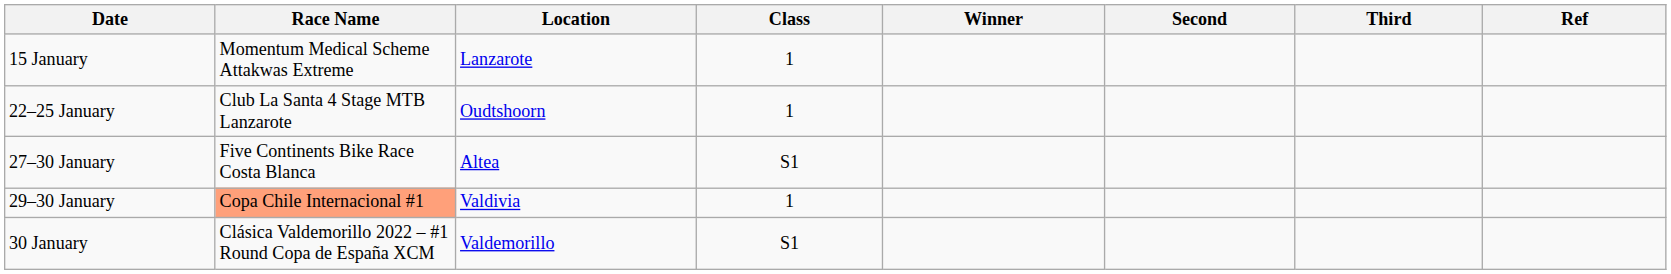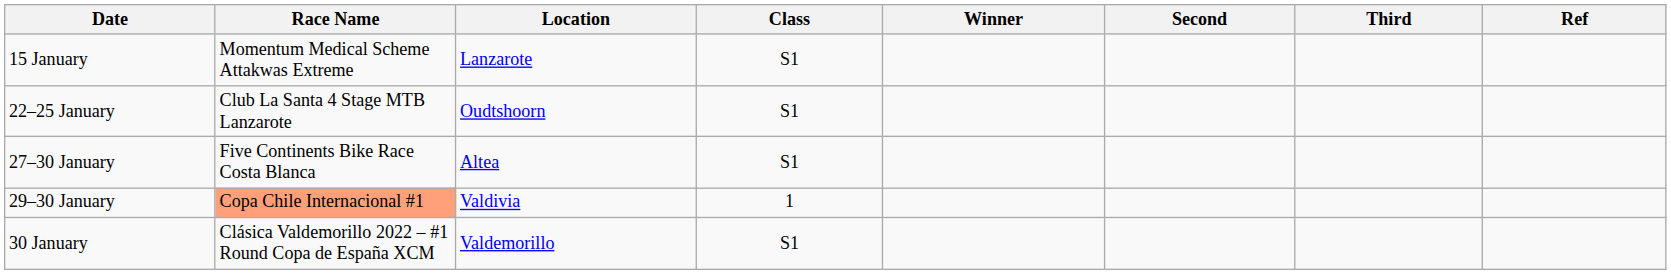(789, 59) 1 -> (789, 59) S1
(789, 110) 1 -> (789, 110) S1
